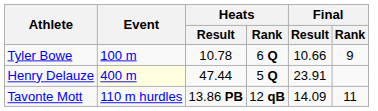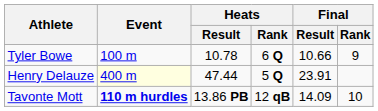(141, 97) normal -> (144, 97) bold
(350, 97) 11 -> (355, 97) 10
